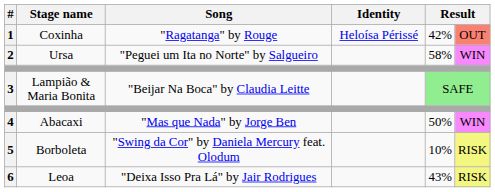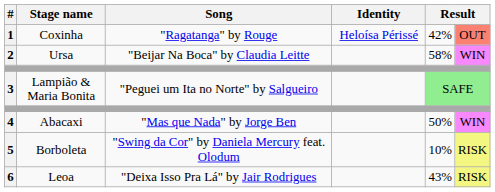(219, 55) "Peguei um Ita no Norte" by Salgueiro -> (219, 55) "Beijar Na Boca" by Claudia Leitte
(219, 88) "Beijar Na Boca" by Claudia Leitte -> (219, 88) "Peguei um Ita no Norte" by Salgueiro
